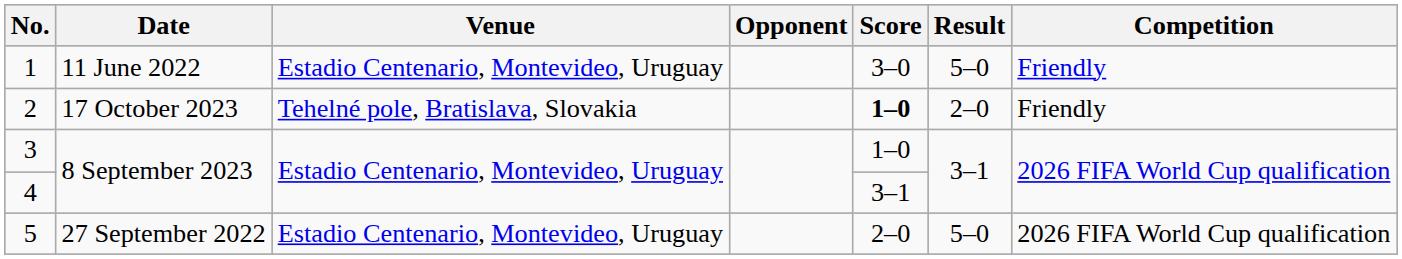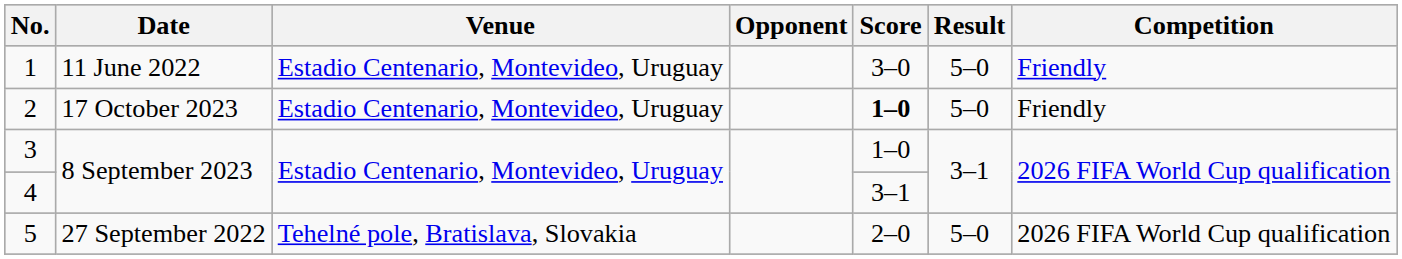(457, 108) Tehelné pole, Bratislava, Slovakia -> (500, 108) Estadio Centenario, Montevideo, Uruguay
(969, 108) 2–0 -> (969, 108) 5–0
(500, 233) Estadio Centenario, Montevideo, Uruguay -> (457, 233) Tehelné pole, Bratislava, Slovakia
